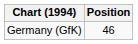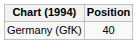(109, 30) 46 -> (109, 30) 40
